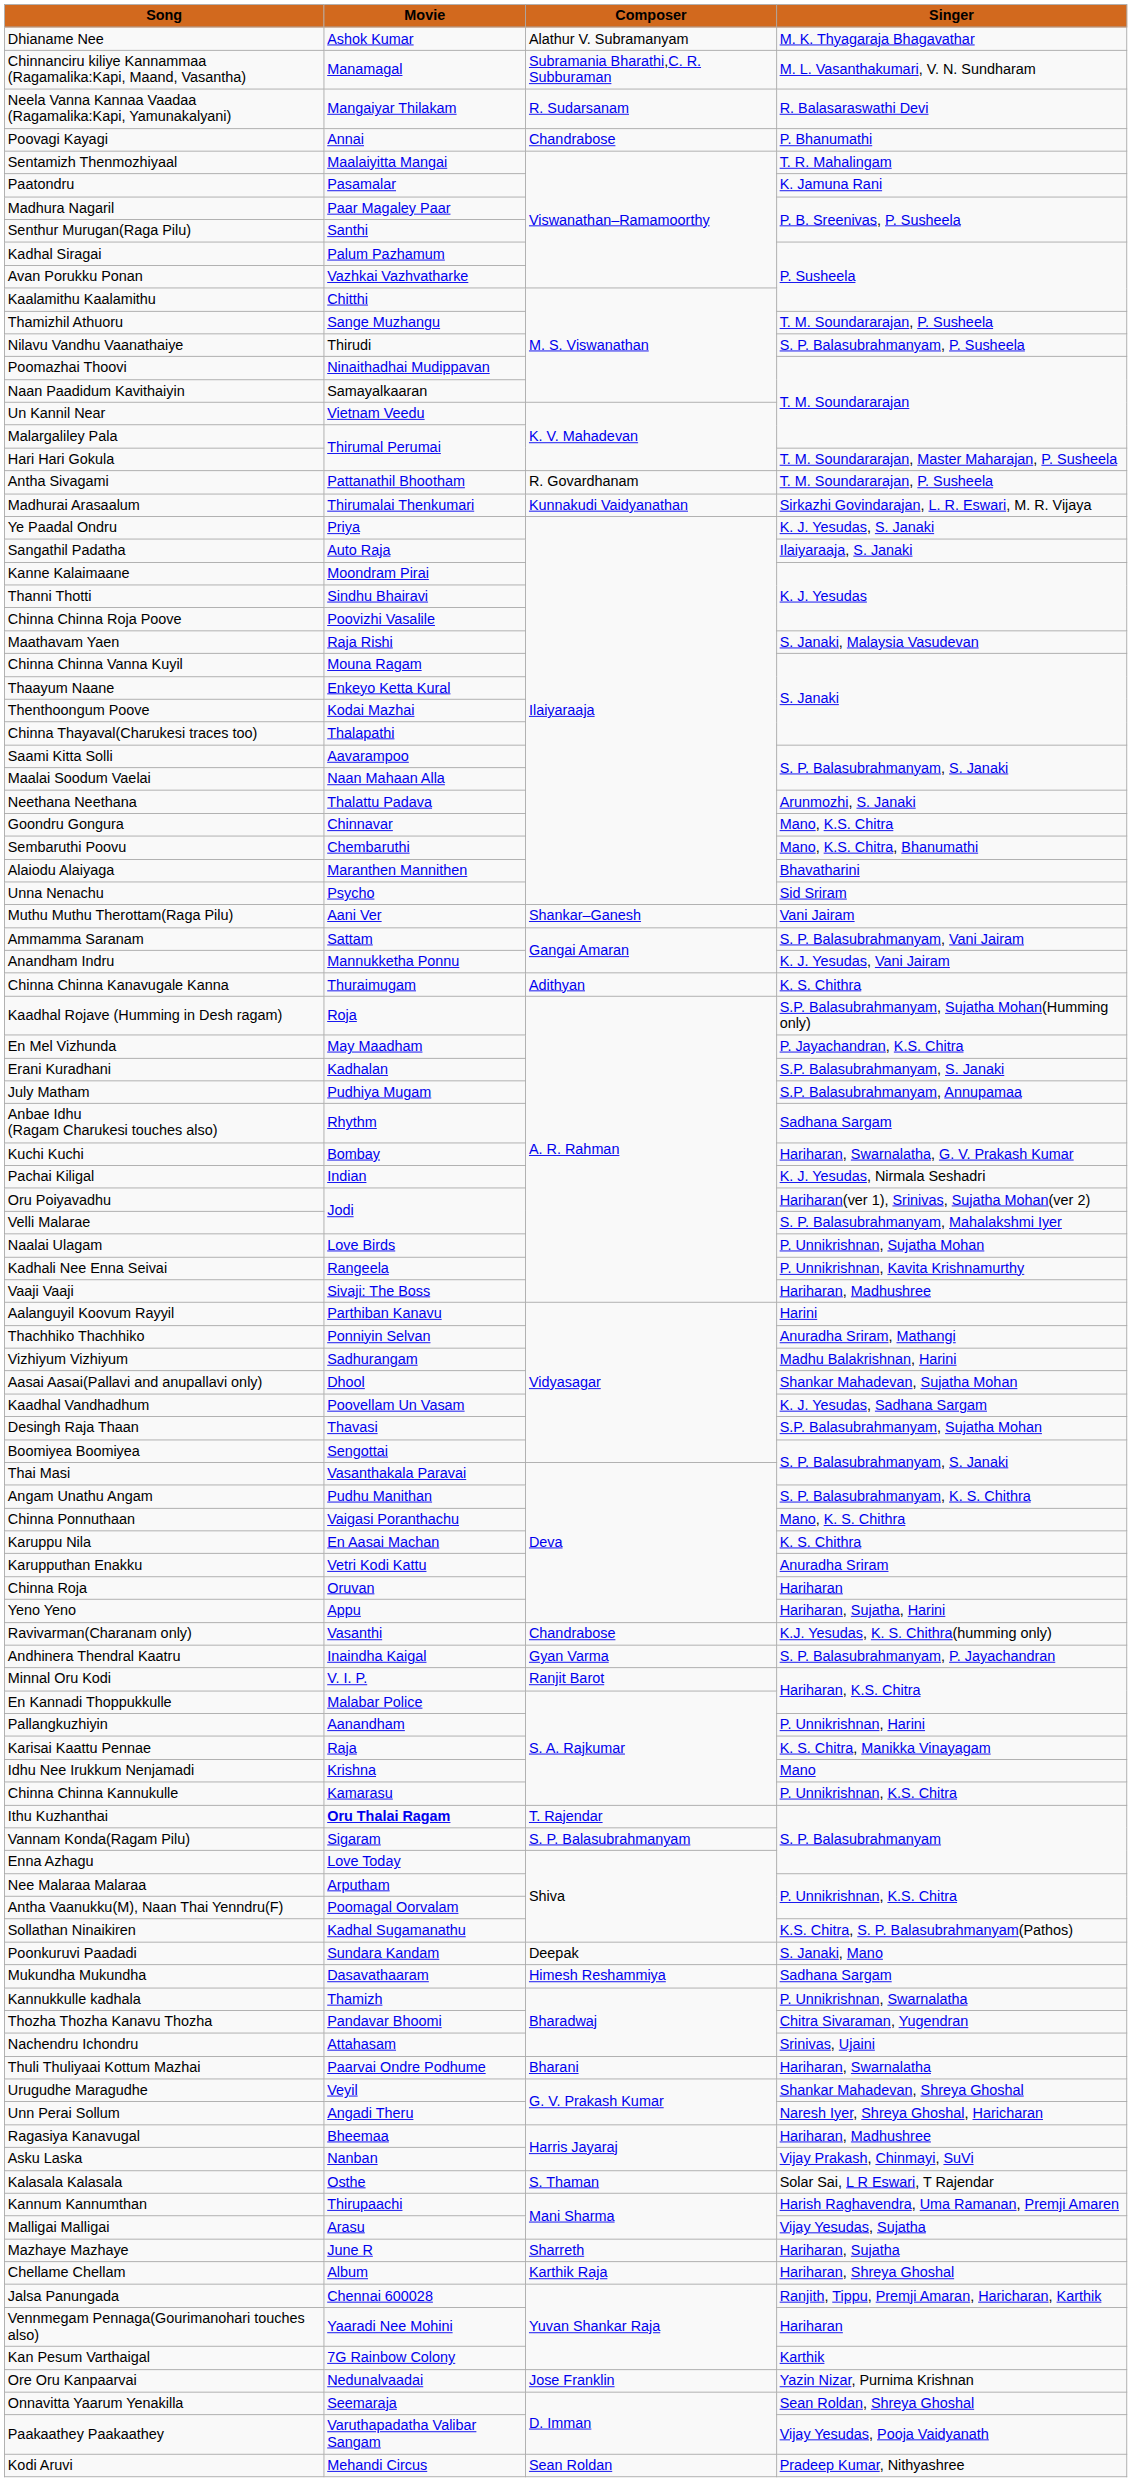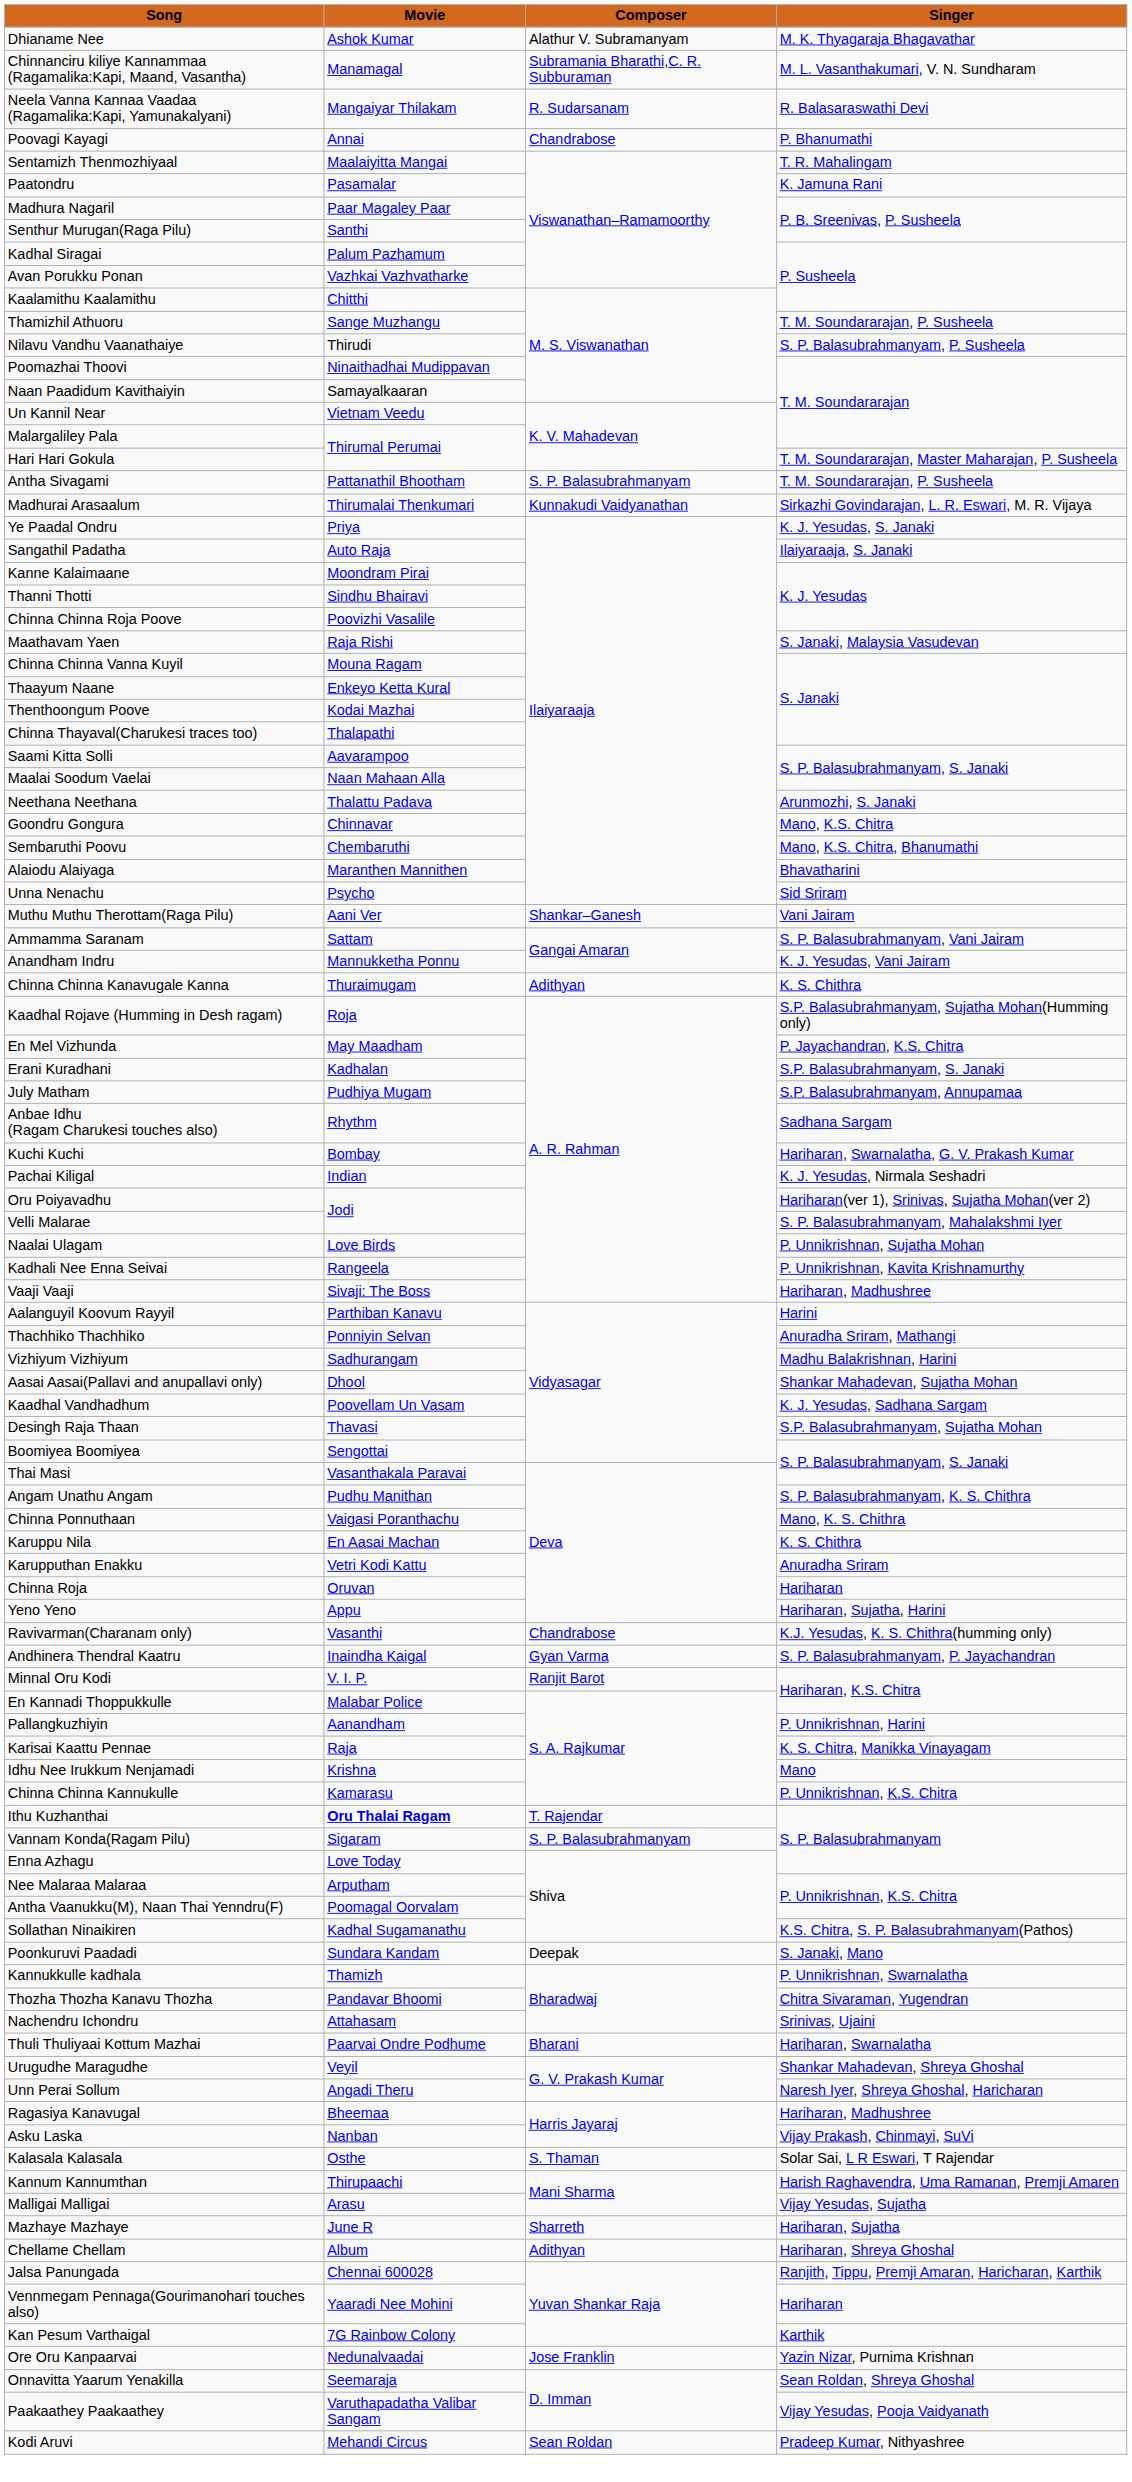(584, 482) R. Govardhanam -> (610, 482) S. P. Balasubrahmanyam
- row: (77, 1976)
(568, 2273) Karthik Raja -> (557, 2250) Adithyan
